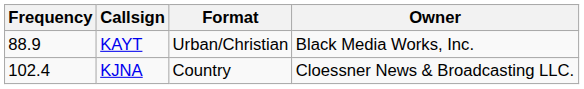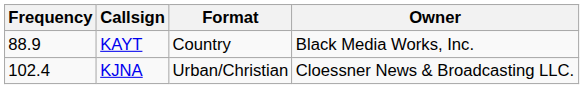(230, 44) Urban/Christian -> (202, 44) Country
(202, 70) Country -> (230, 70) Urban/Christian
